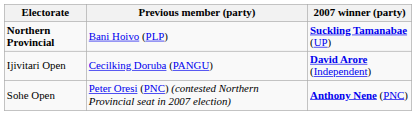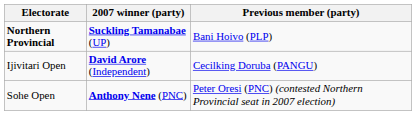columns swapped: (197, 13) <-> (360, 13)
